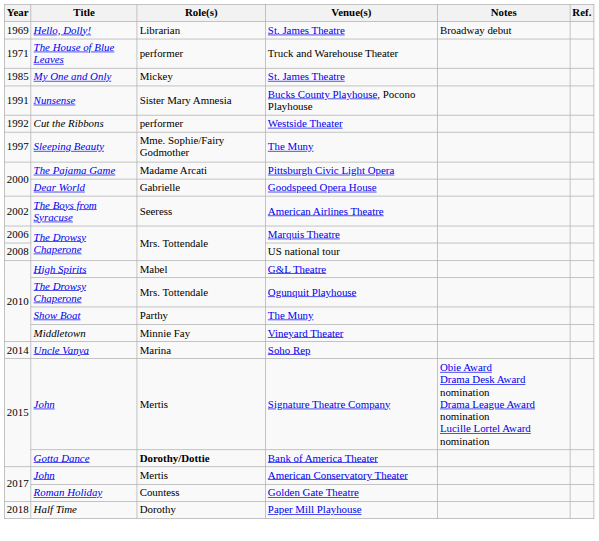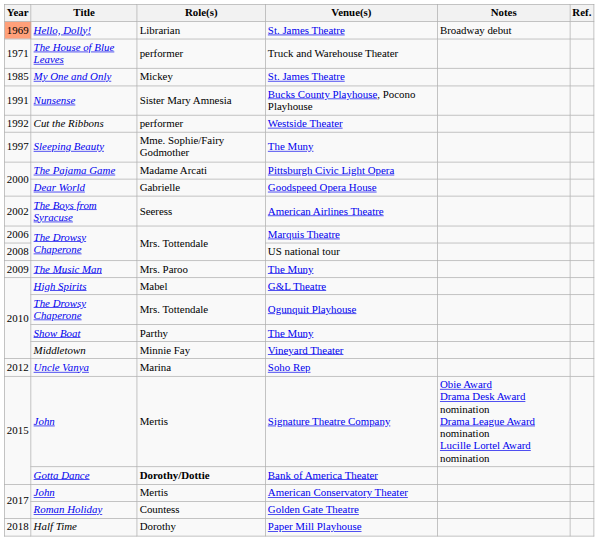(18, 30) no background -> (18, 30) lightsalmon background
+ row: (68, 269)
(18, 350) 2014 -> (18, 367) 2012
